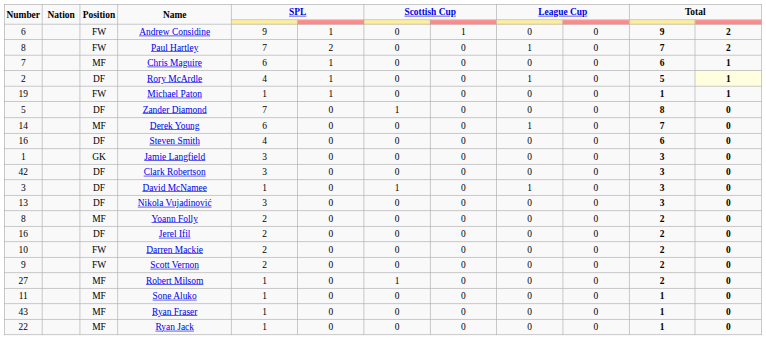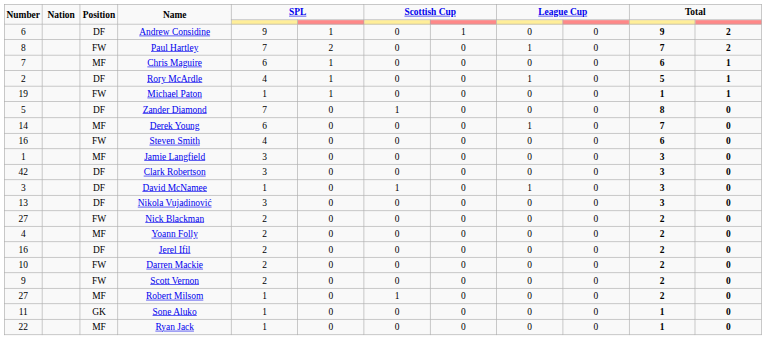(99, 32) FW -> (99, 32) DF
(728, 78) lightyellow background -> (728, 78) no background
(99, 141) DF -> (99, 141) FW
(99, 156) GK -> (99, 156) MF
+ row: (175, 218)
(23, 218) 8 -> (23, 234) 4
(99, 296) MF -> (99, 312) GK
- row: (175, 312)
